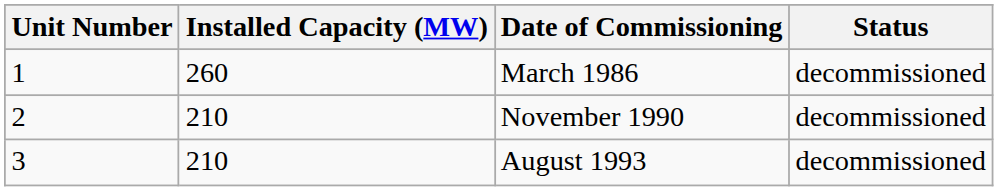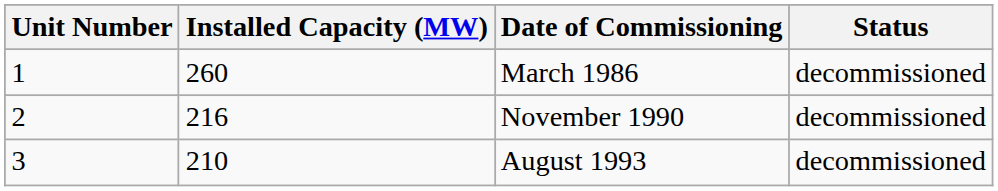(207, 116) 210 -> (207, 116) 216
